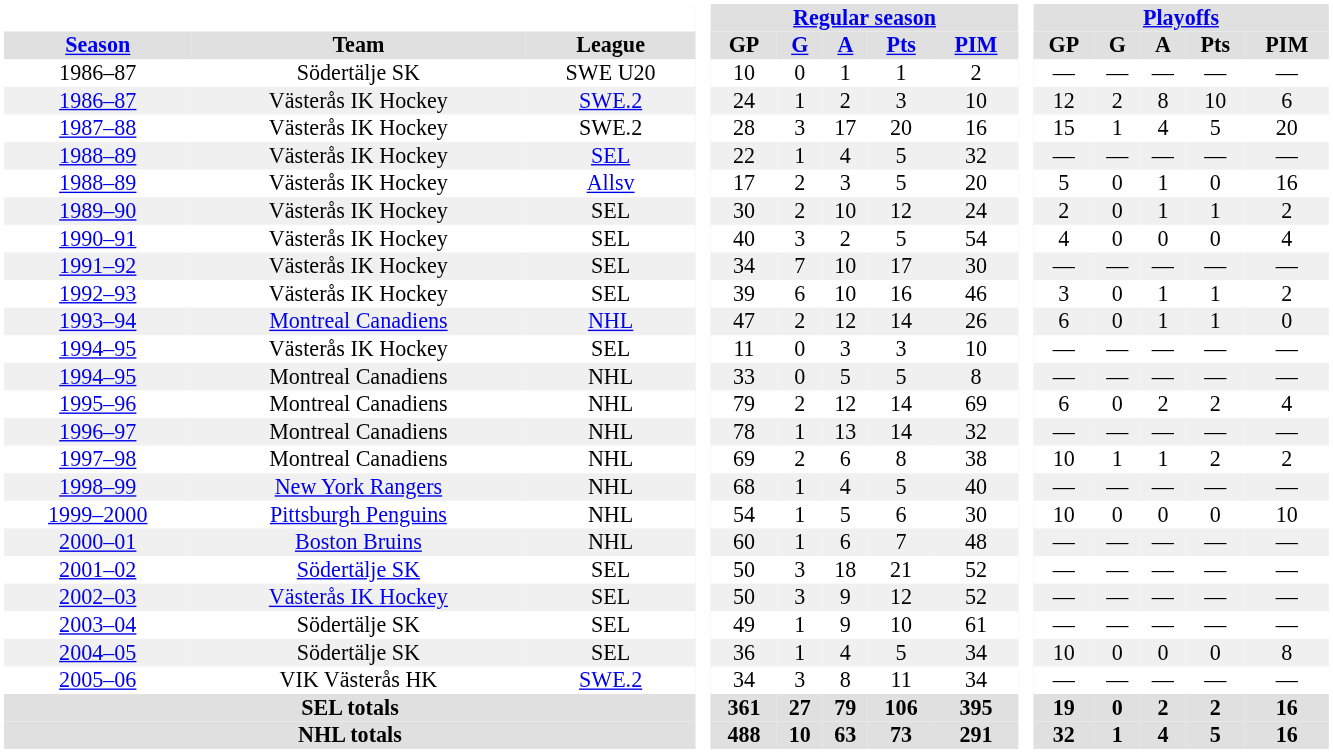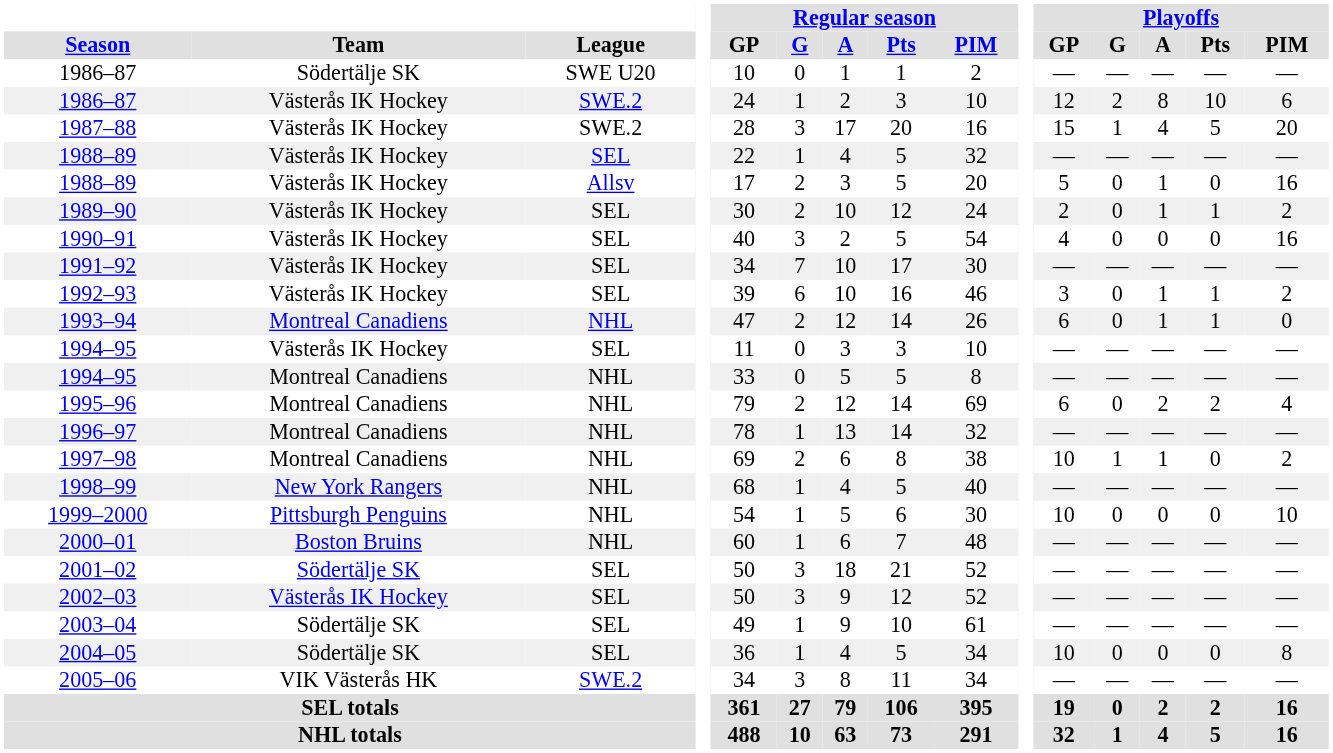(1287, 238) 4 -> (1287, 238) 16
(1215, 459) 2 -> (1215, 459) 0
